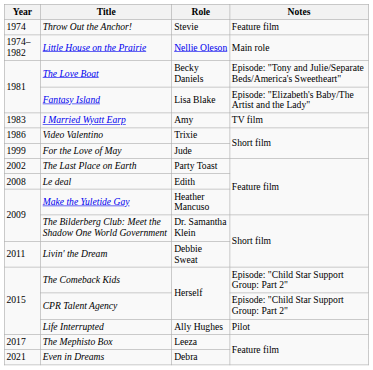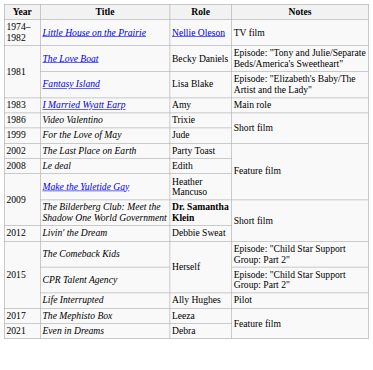- row: (87, 27)
(251, 47) Main role -> (249, 32) TV film
(247, 120) TV film -> (253, 105) Main role
(200, 228) normal -> (200, 212) bold
(16, 254) 2011 -> (16, 233) 2012
